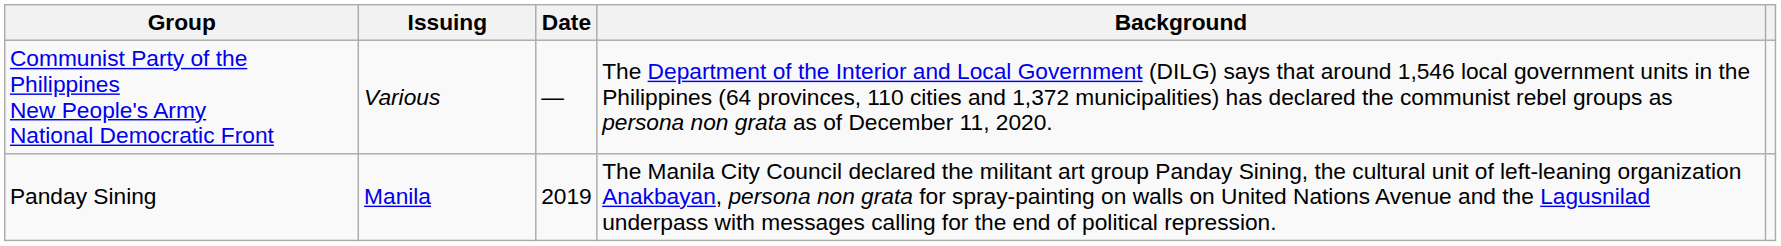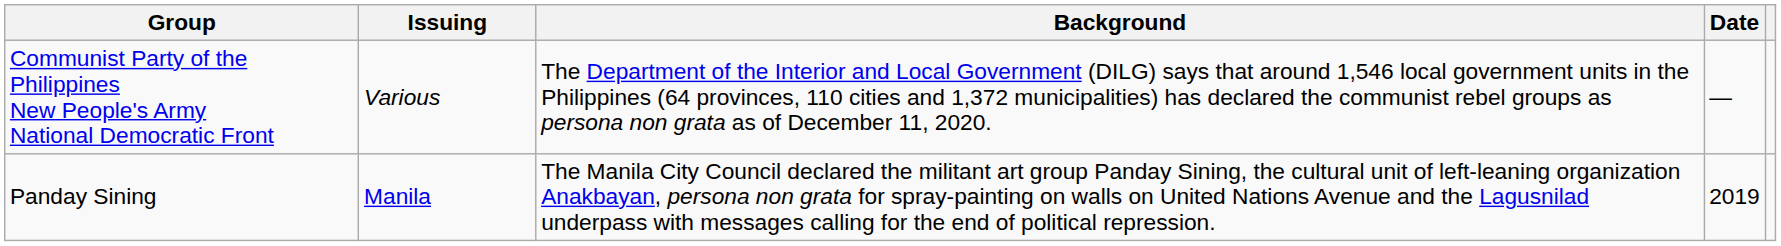columns swapped: (566, 22) <-> (1181, 22)
